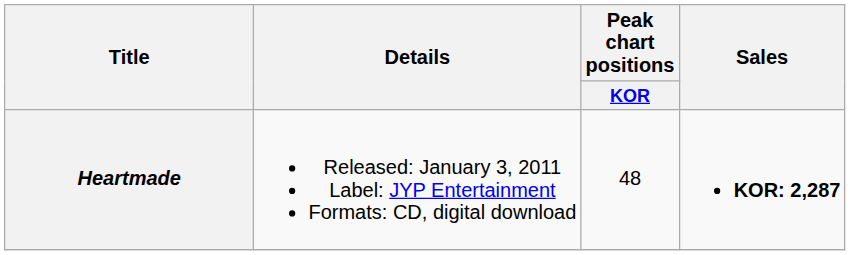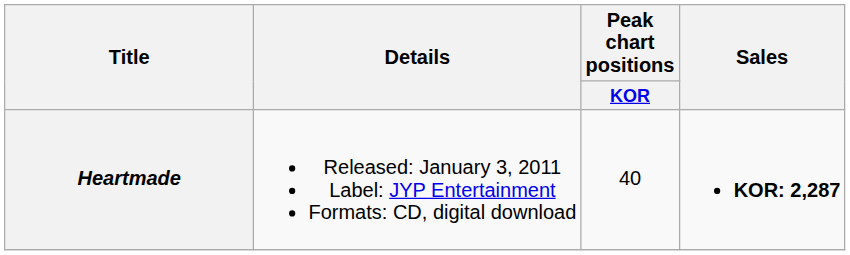(630, 179) 48 -> (630, 179) 40
